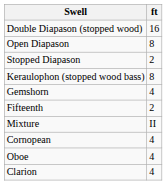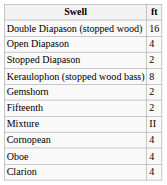(152, 44) 8 -> (152, 44) 4
(152, 92) 4 -> (152, 92) 2
